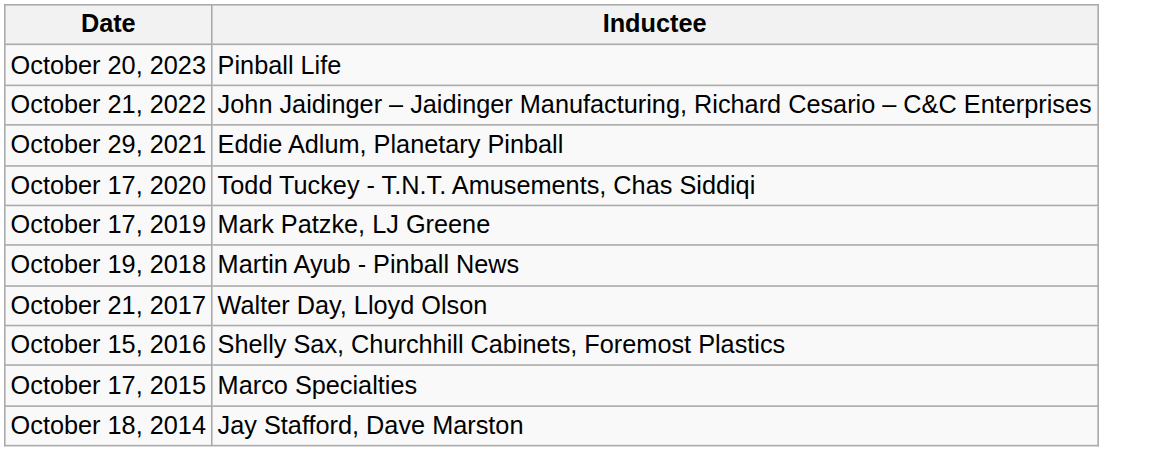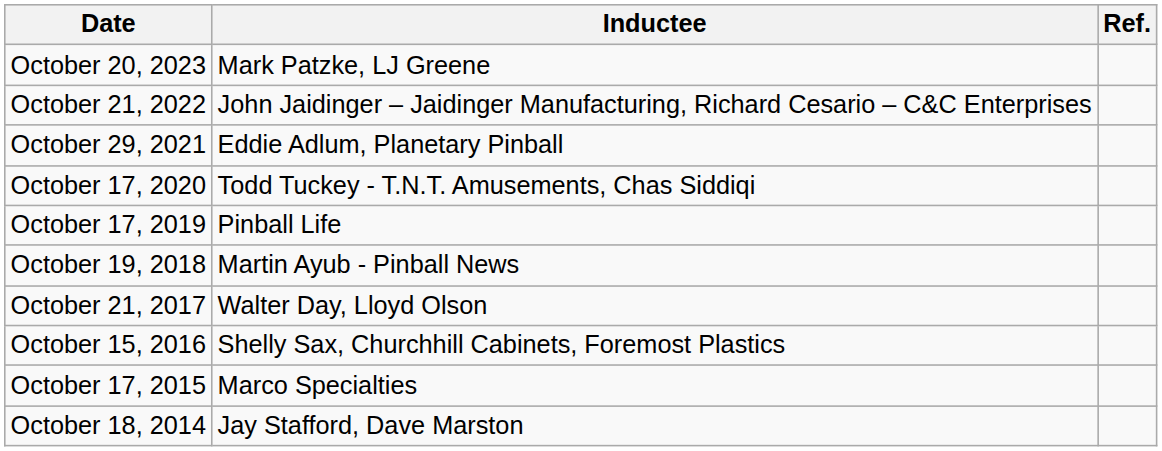+ column: (1127, 24)
(279, 64) Pinball Life -> (354, 64) Mark Patzke, LJ Greene
(354, 225) Mark Patzke, LJ Greene -> (279, 225) Pinball Life
